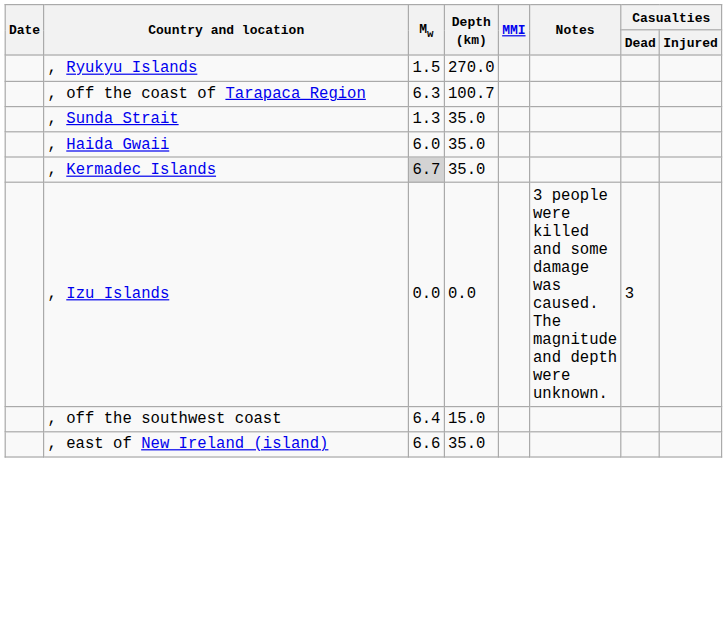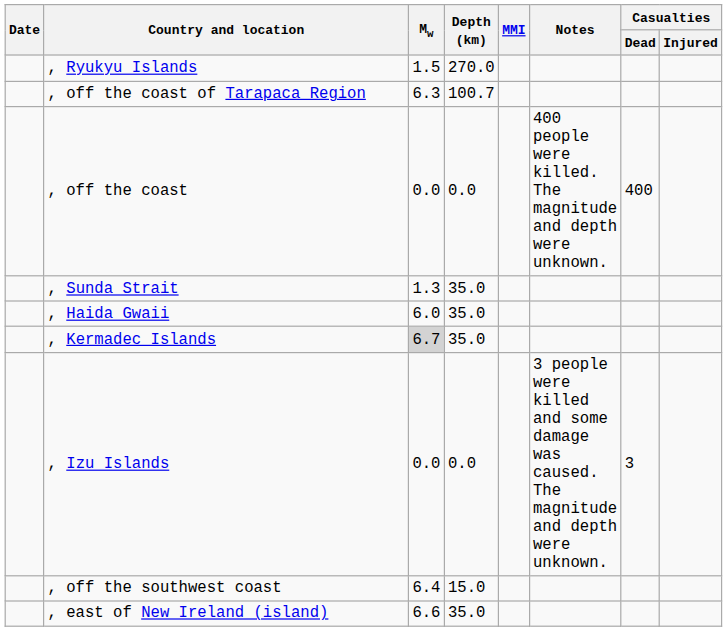+ row: (118, 191)
